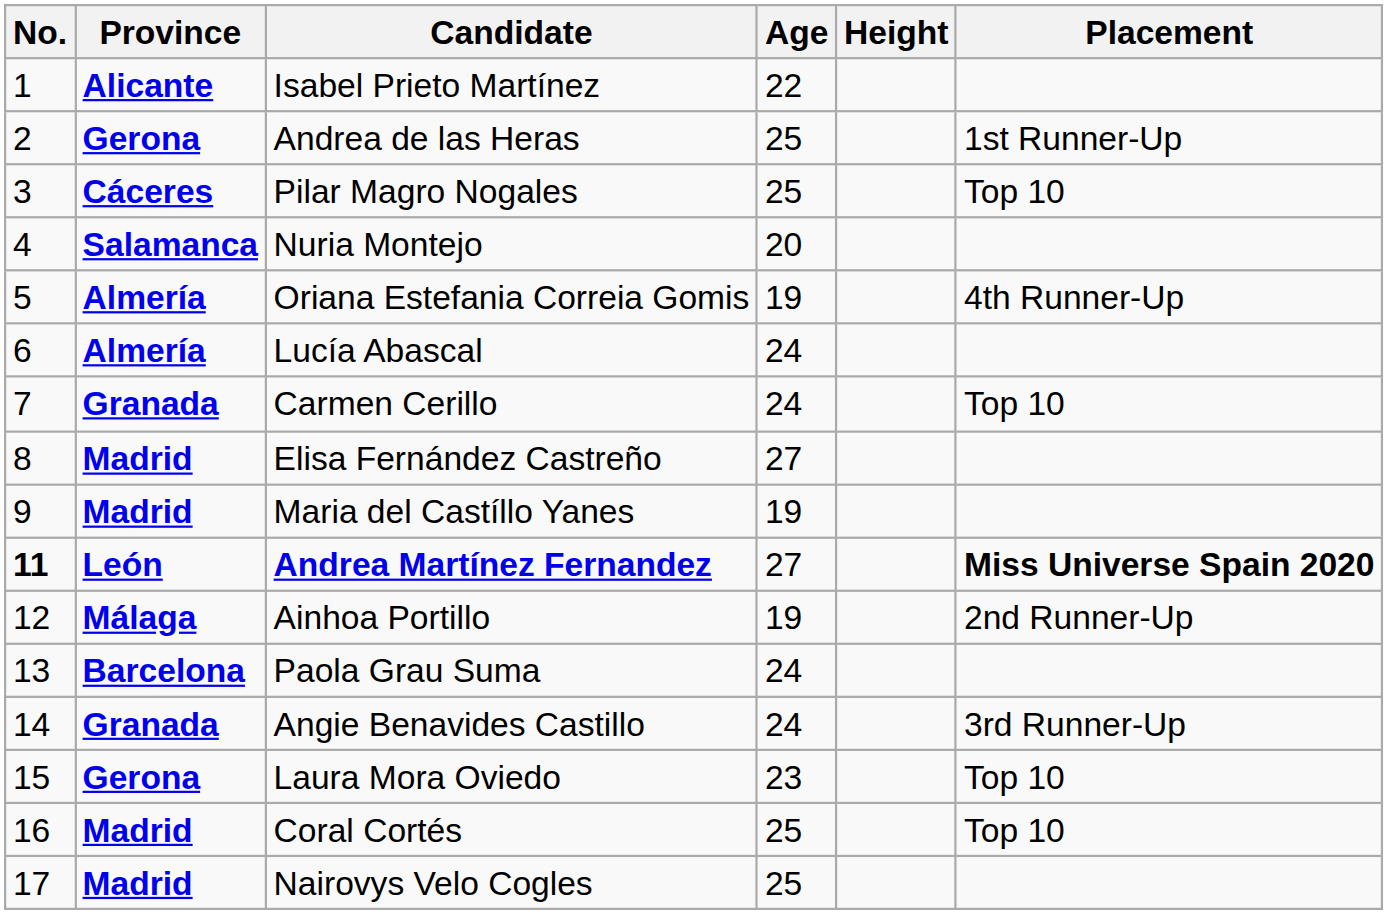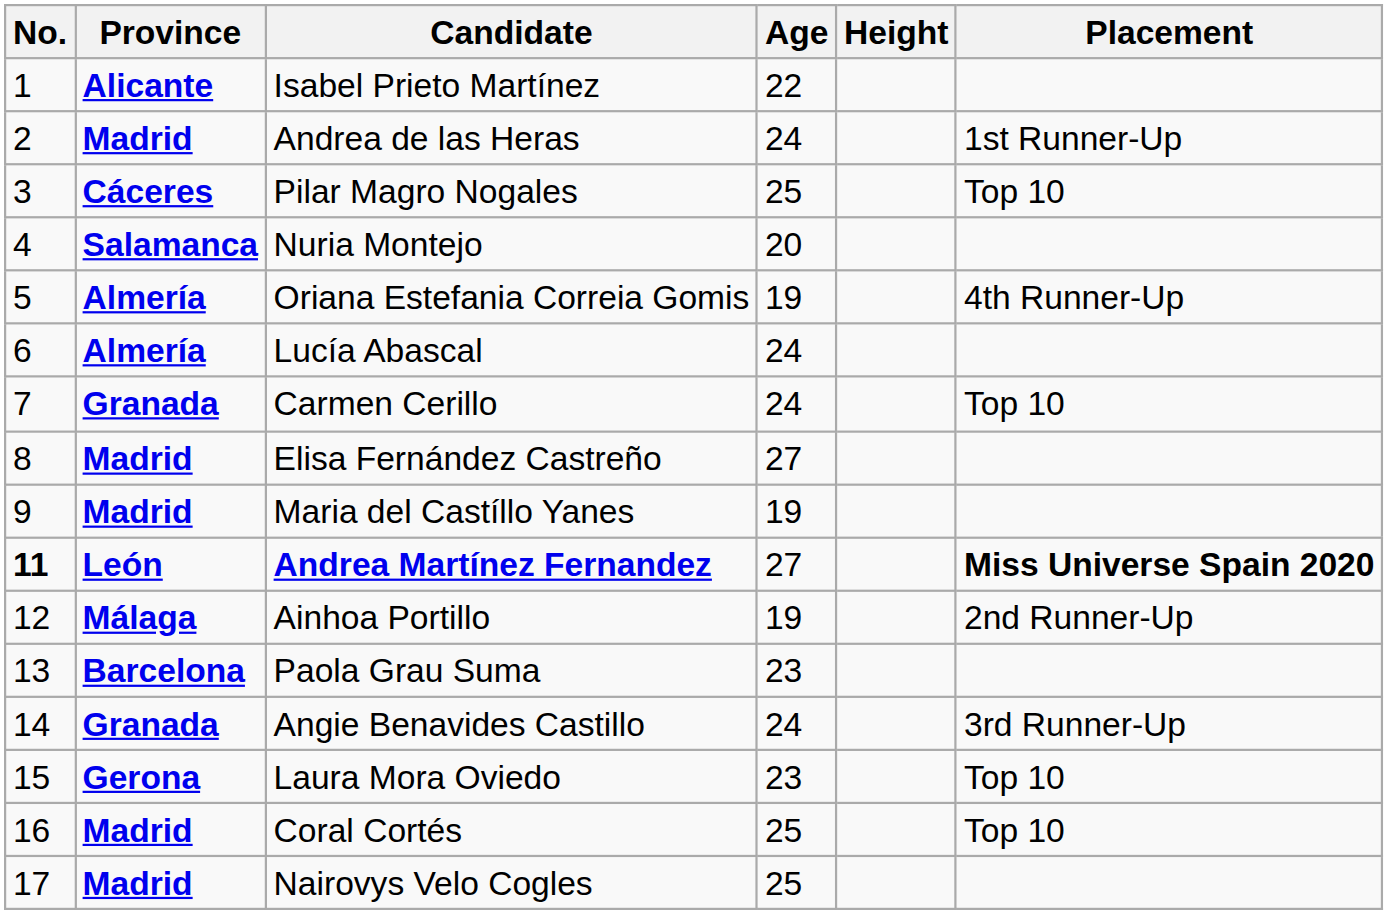(141, 138) Gerona -> (138, 138) Madrid
(784, 138) 25 -> (784, 138) 24
(784, 670) 24 -> (784, 670) 23
